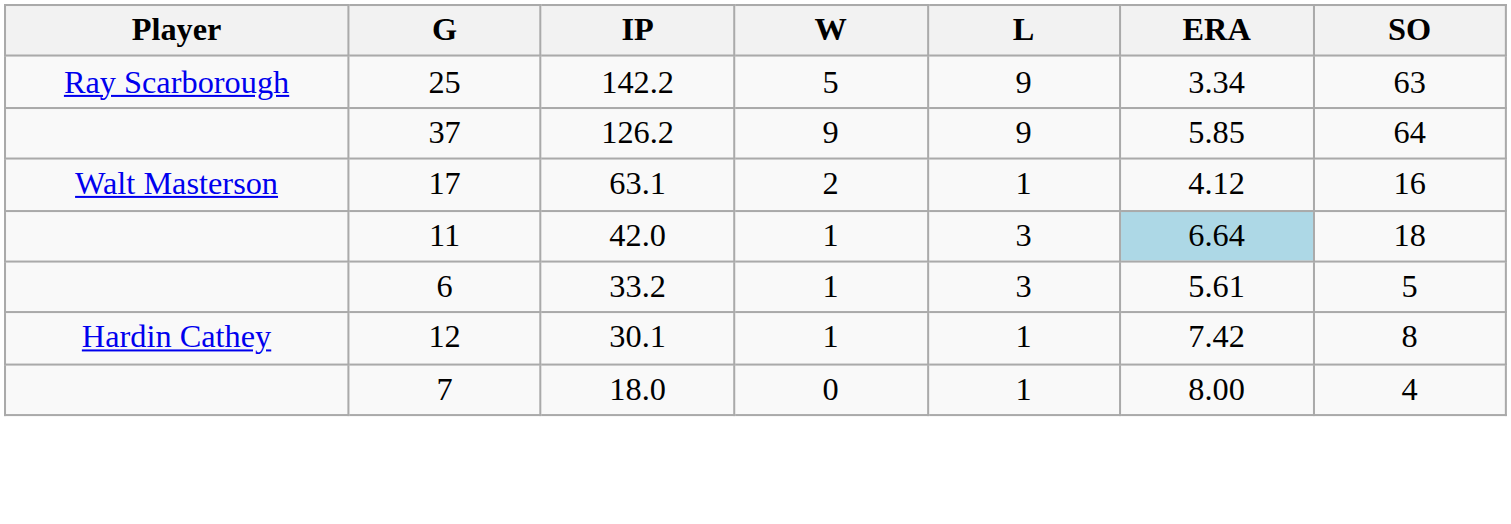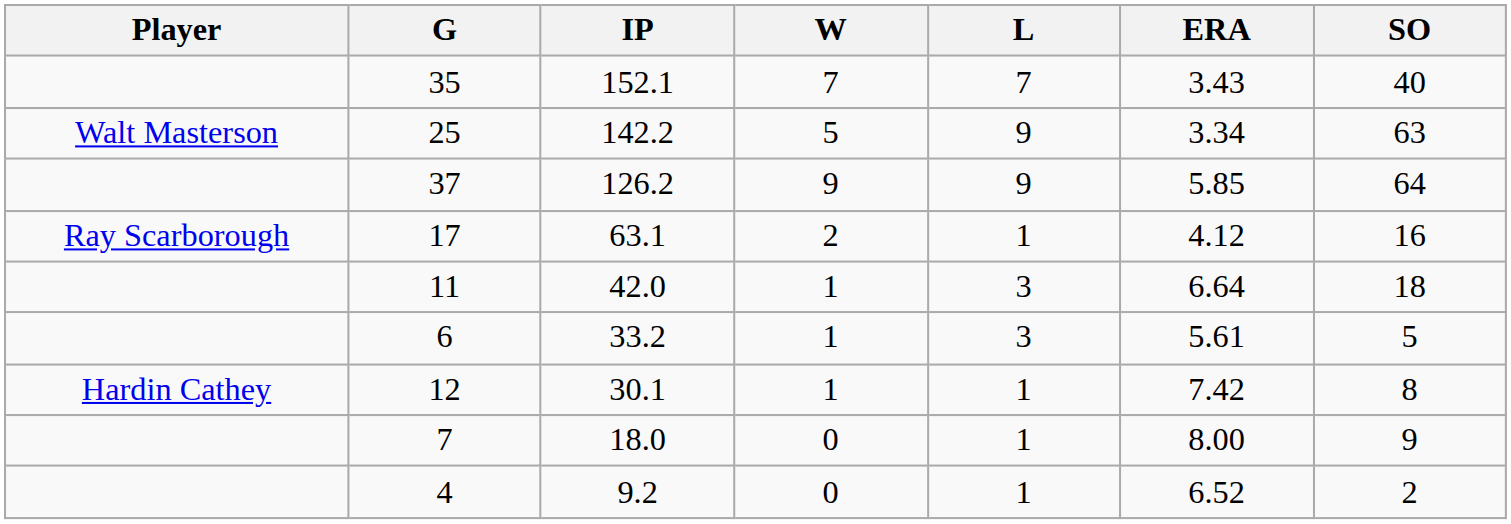+ row: (638, 81)
(177, 81) Ray Scarborough -> (177, 132) Walt Masterson
(177, 183) Walt Masterson -> (177, 235) Ray Scarborough
(1217, 235) lightblue background -> (1217, 286) no background
(1410, 388) 4 -> (1410, 440) 9
+ row: (638, 491)
